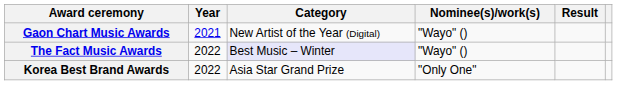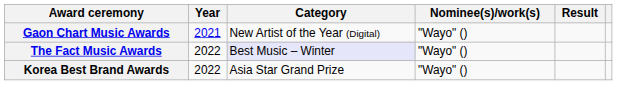(447, 70) "Only One" -> (443, 70) "Wayo" ()
